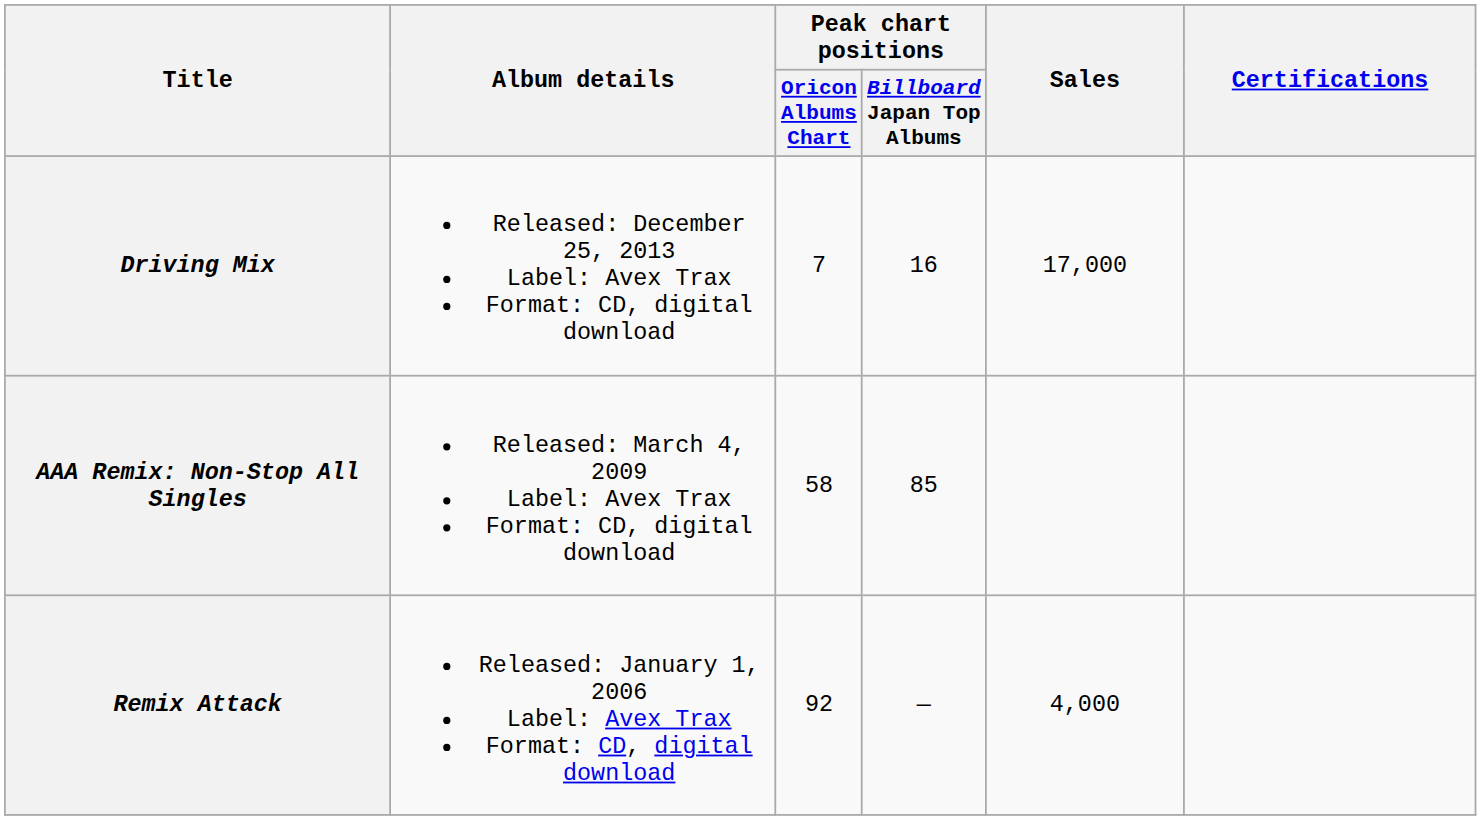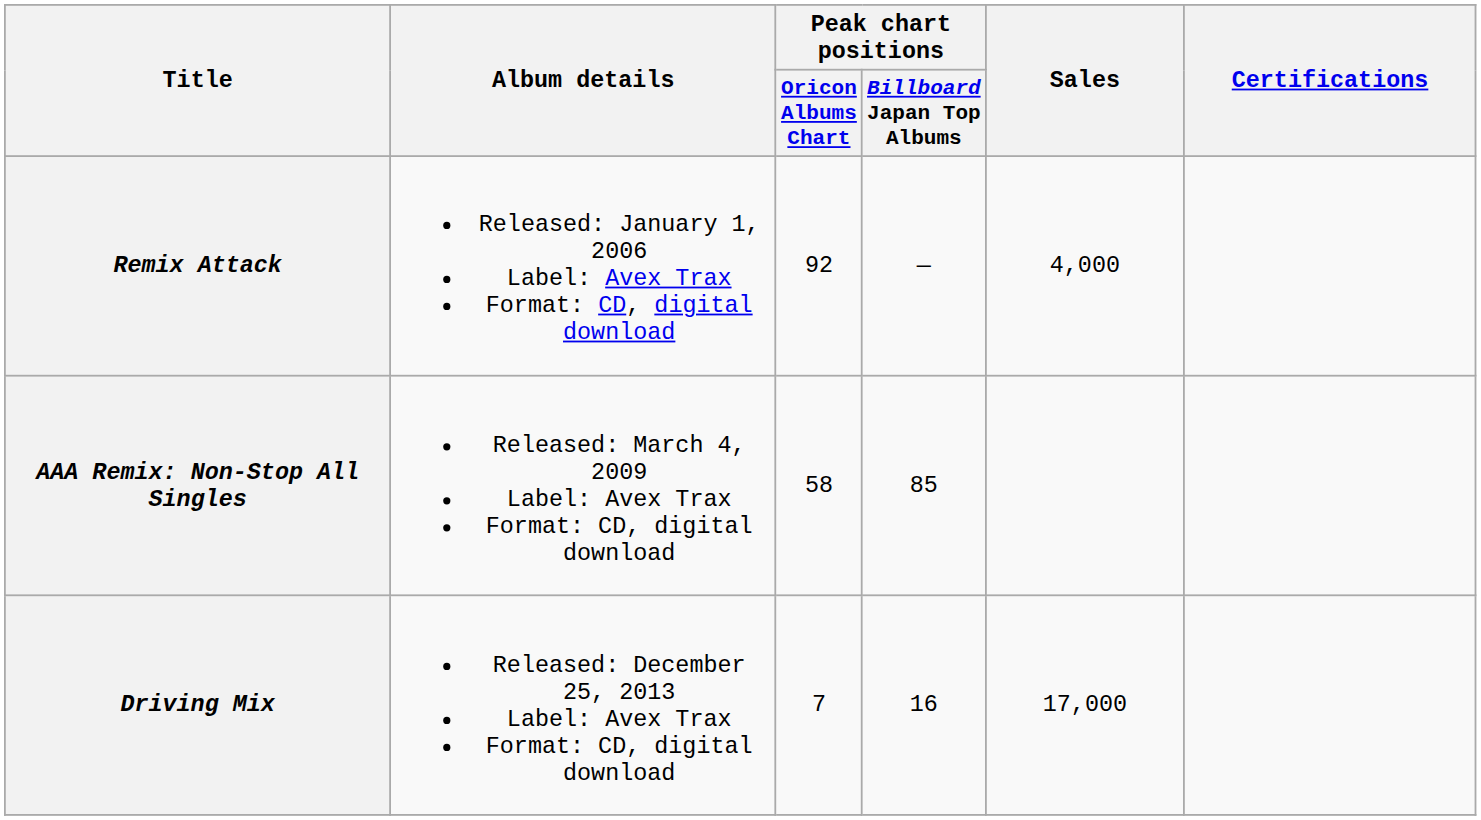rows swapped: (198, 706) <-> (198, 266)
